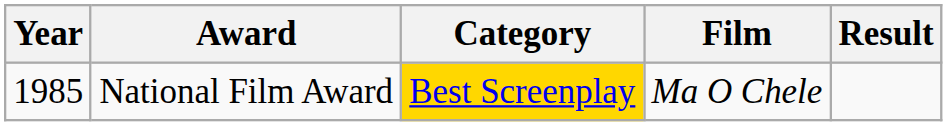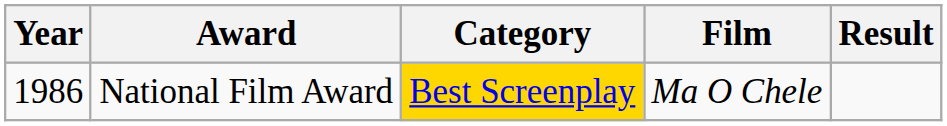(48, 91) 1985 -> (48, 91) 1986
